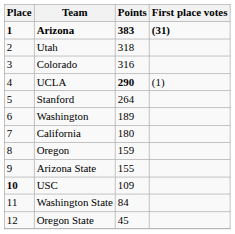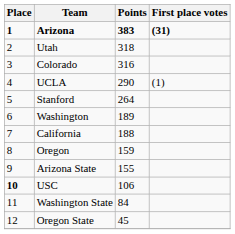(126, 82) bold -> (126, 82) normal
(126, 133) 180 -> (126, 133) 188
(126, 185) 109 -> (126, 185) 106
